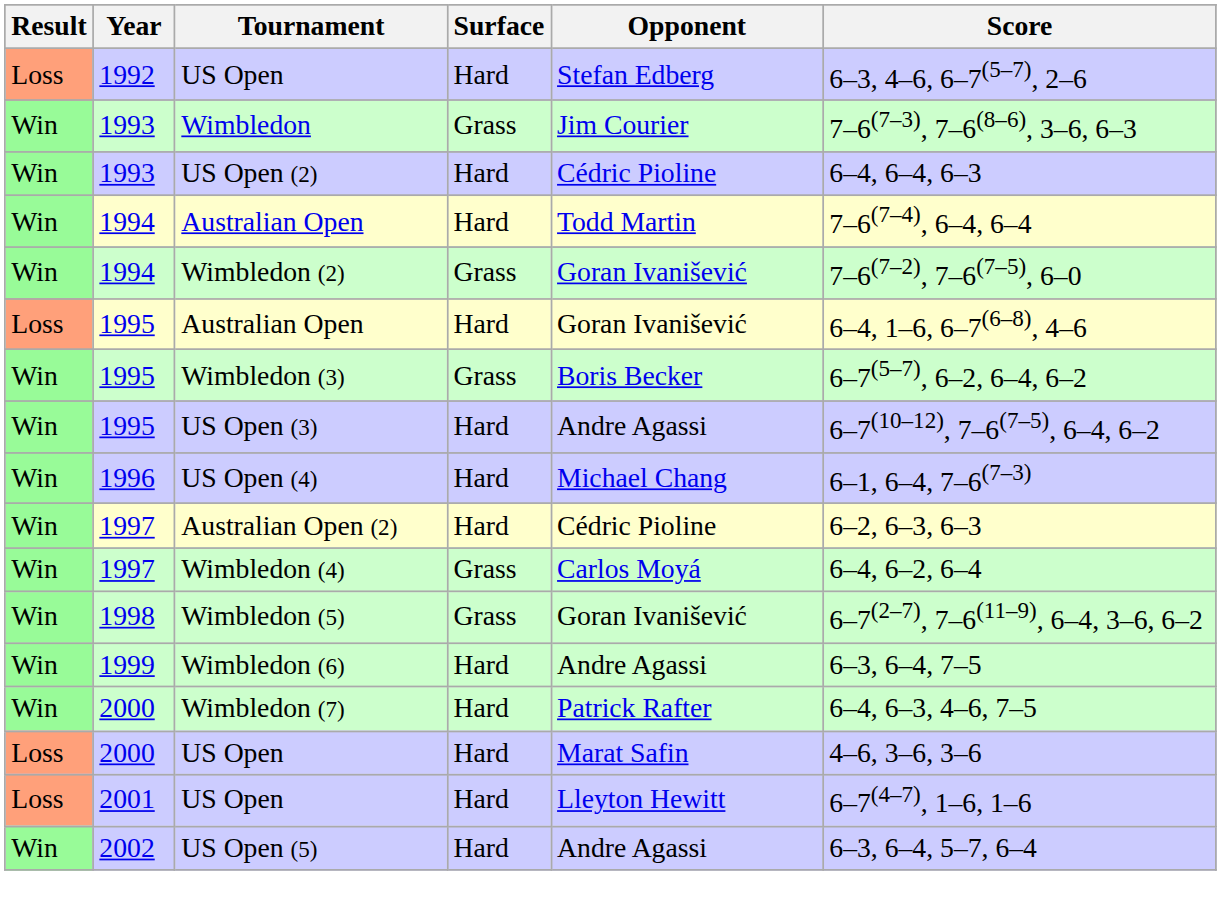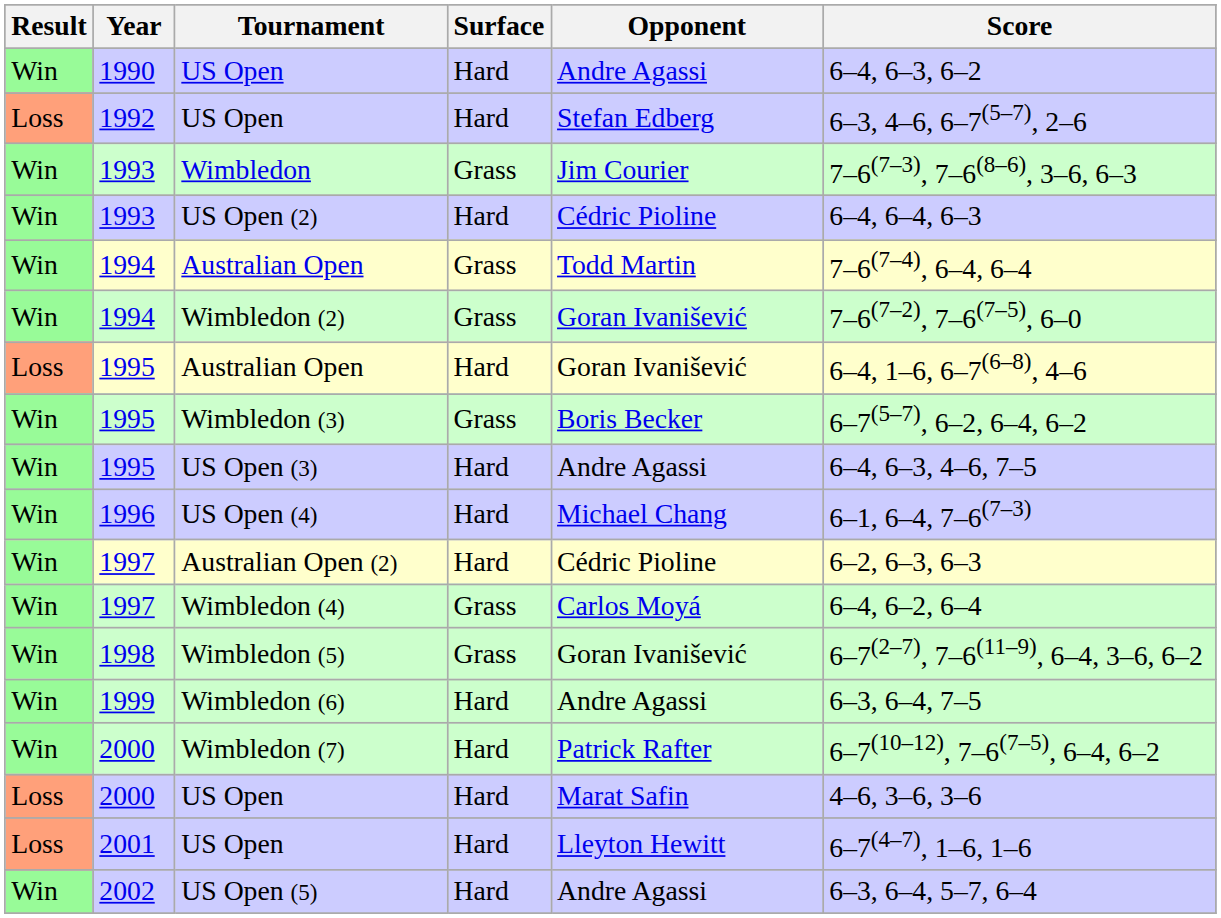+ row: (127, 70)
(481, 220) Hard -> (485, 264) Grass
(995, 426) 6–7(10–12), 7–6(7–5), 6–4, 6–2 -> (933, 466) 6–4, 6–3, 4–6, 7–5
(933, 708) 6–4, 6–3, 4–6, 7–5 -> (995, 748) 6–7(10–12), 7–6(7–5), 6–4, 6–2
